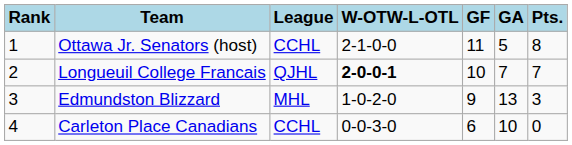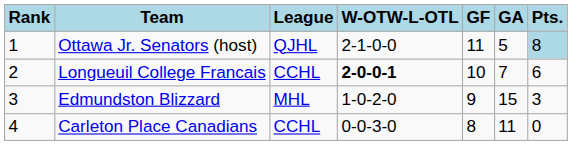(297, 45) CCHL -> (295, 45) QJHL
(537, 45) no background -> (537, 45) lightblue background
(295, 72) QJHL -> (297, 72) CCHL
(537, 72) 7 -> (537, 72) 6
(508, 99) 13 -> (508, 99) 15
(471, 126) 6 -> (471, 126) 8
(508, 126) 10 -> (507, 126) 11
